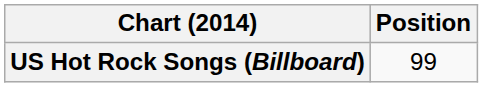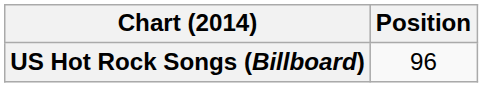(423, 61) 99 -> (423, 61) 96
